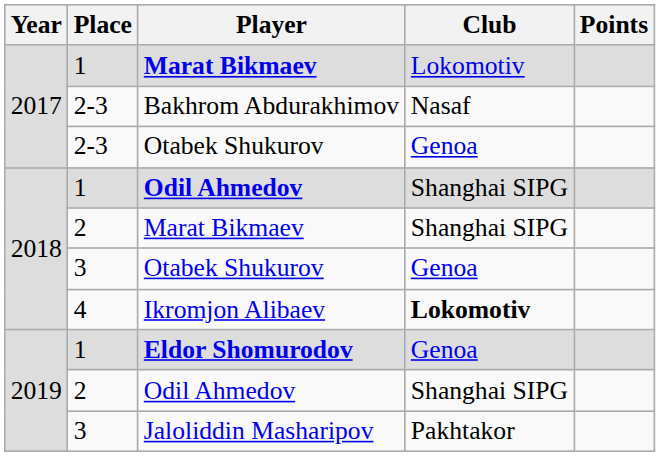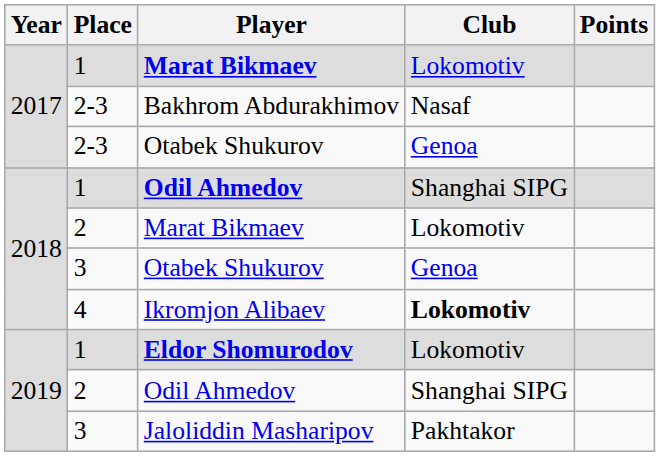(489, 227) Shanghai SIPG -> (468, 227) Lokomotiv
(444, 349) Genoa -> (468, 349) Lokomotiv
